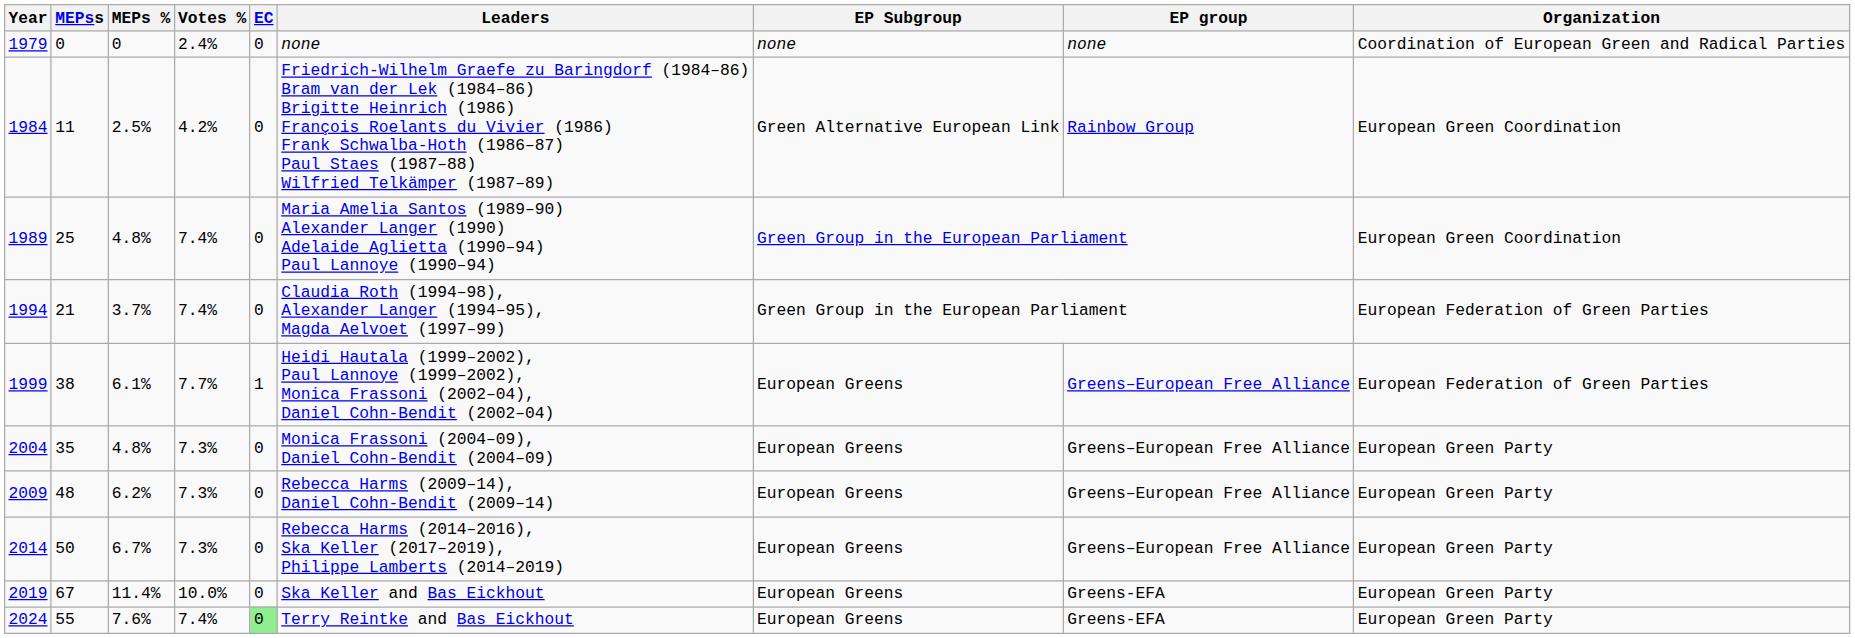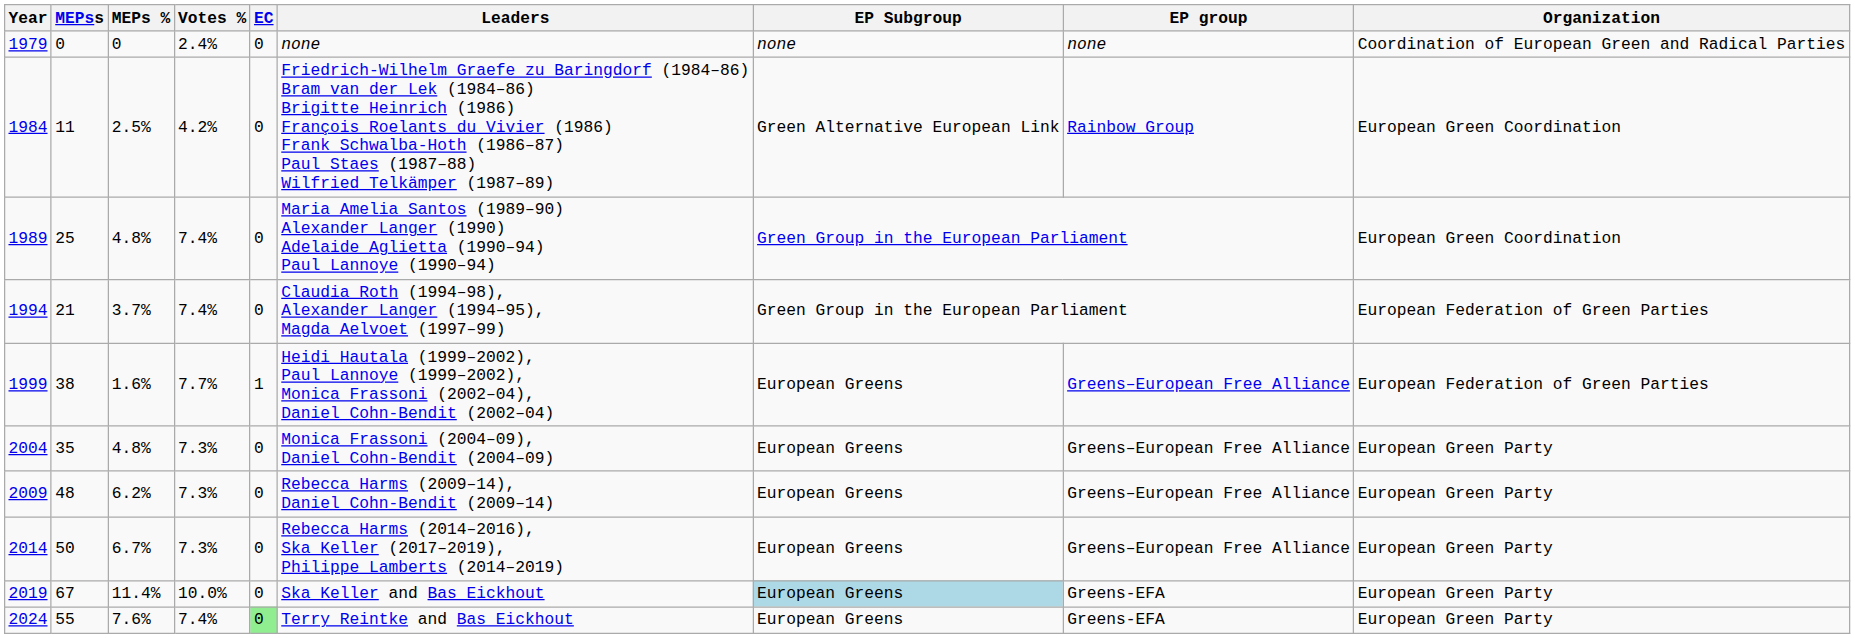(131, 385) 6.1% -> (131, 385) 1.6%
(830, 594) no background -> (830, 594) lightblue background
